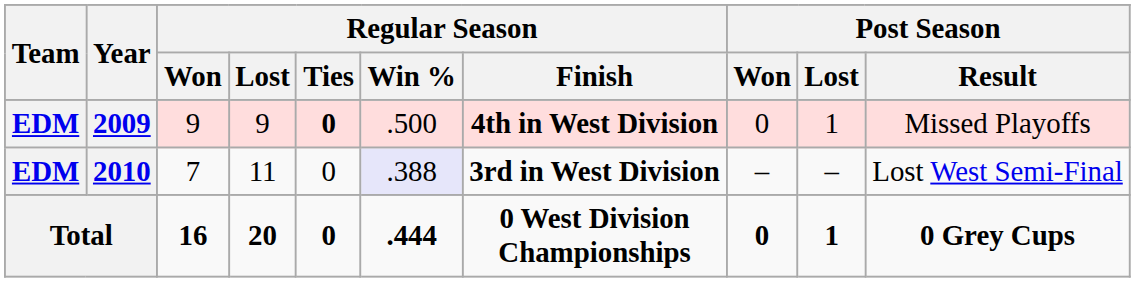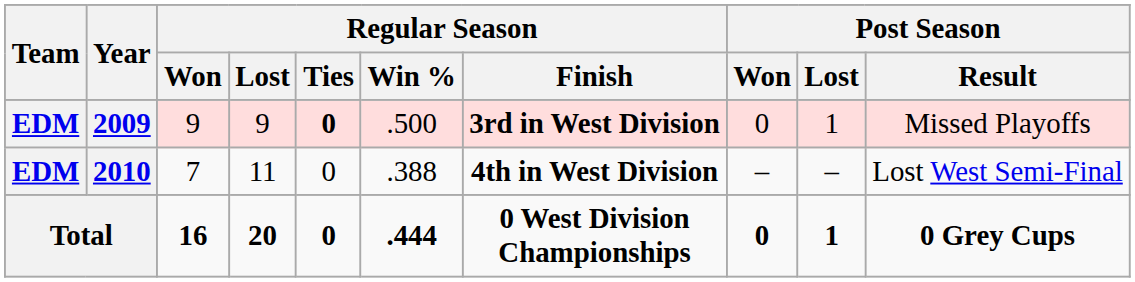(595, 123) 4th in West Division -> (595, 123) 3rd in West Division
(412, 171) lavender background -> (412, 171) no background
(595, 171) 3rd in West Division -> (595, 171) 4th in West Division
